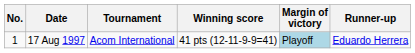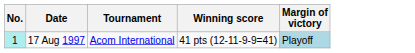- column: (370, 18)
(15, 40) no background -> (15, 40) paleturquoise background
